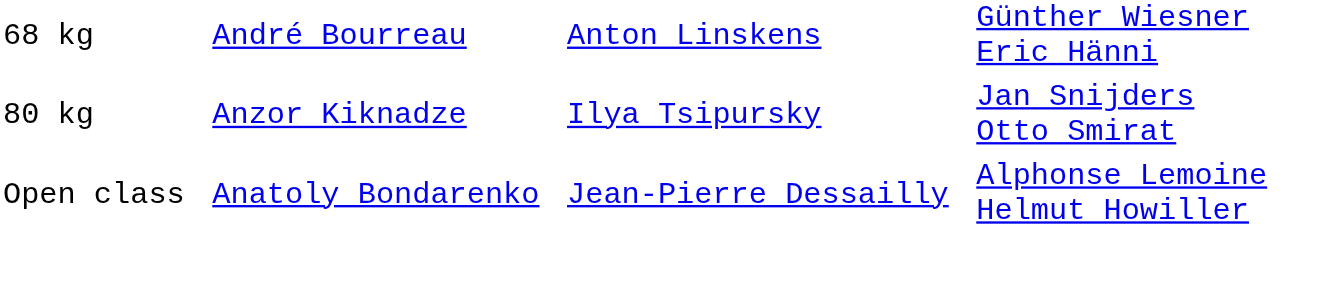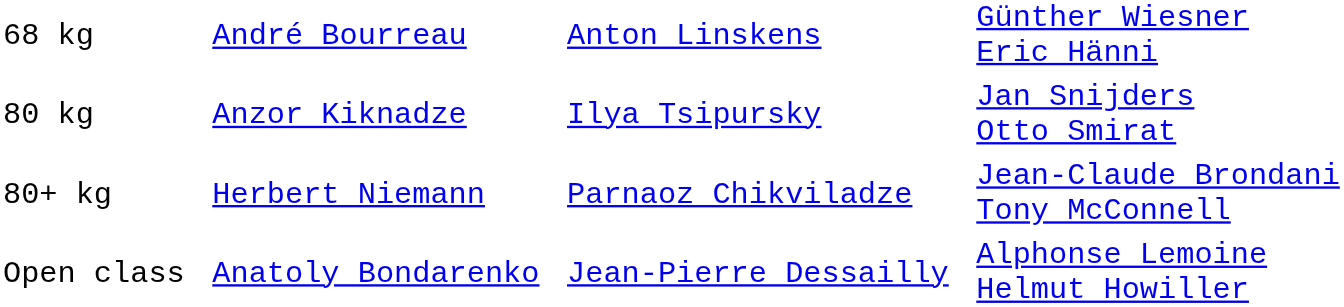+ row: (58, 193)
